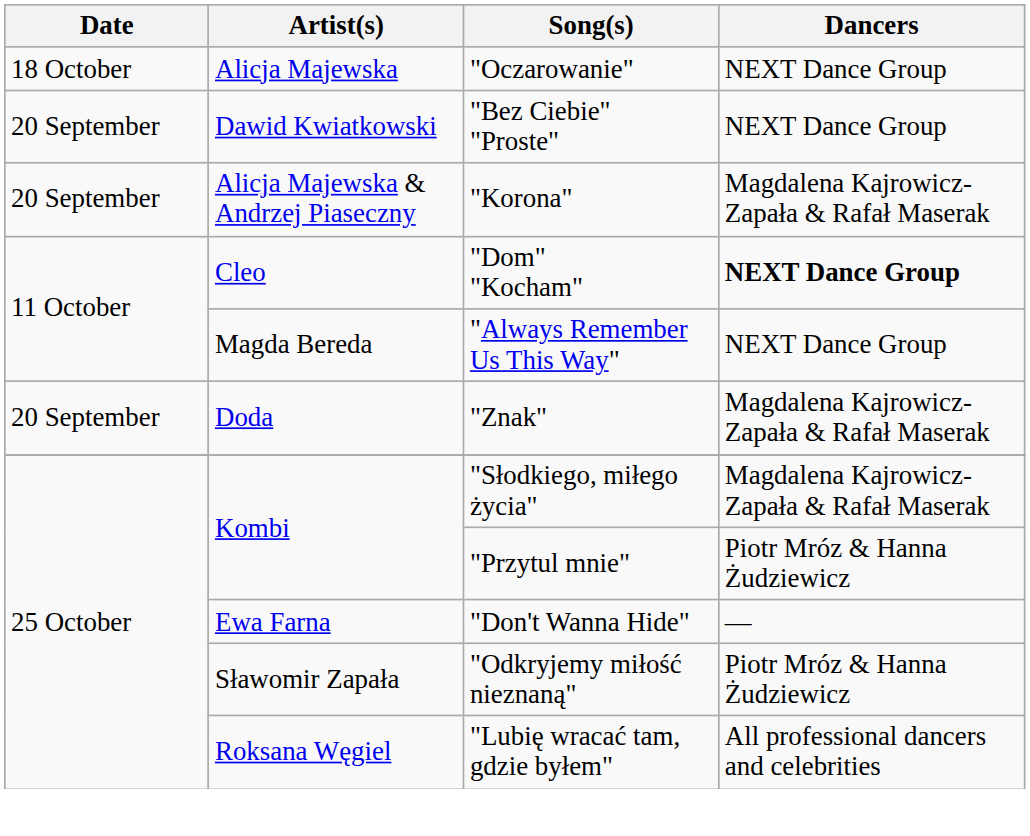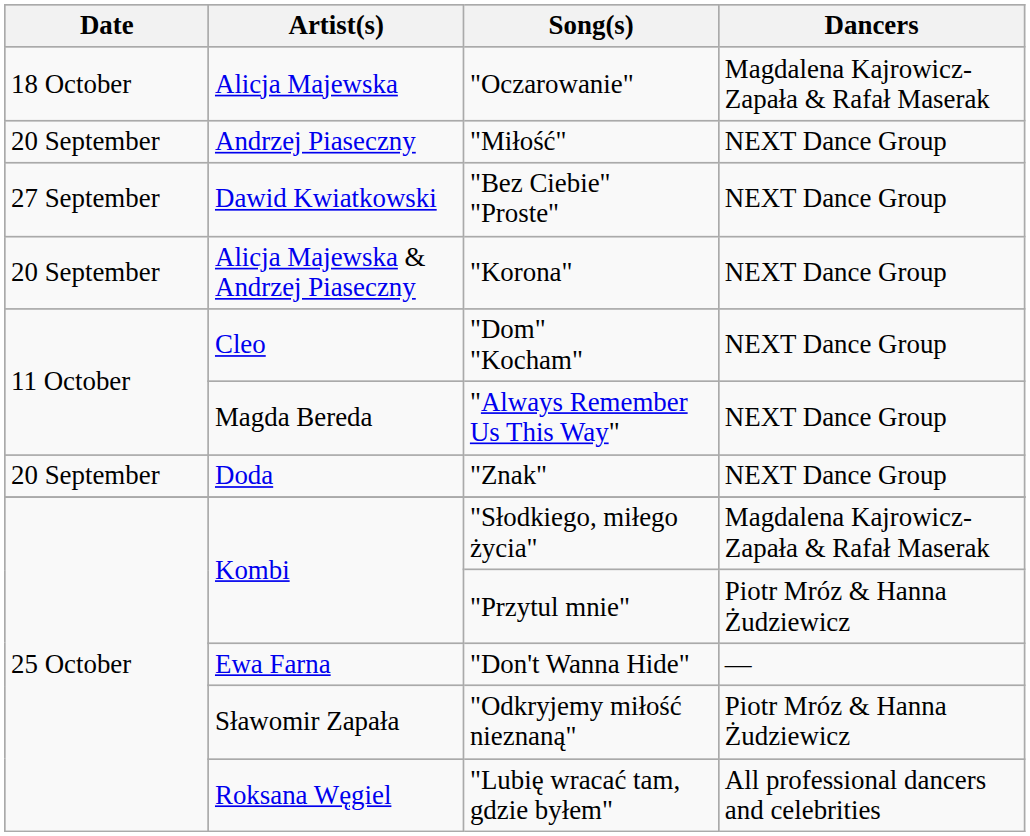(836, 68) NEXT Dance Group -> (857, 83) Magdalena Kajrowicz-Zapała & Rafał Maserak
+ row: (518, 141)
(85, 126) 20 September -> (85, 199) 27 September
(857, 199) Magdalena Kajrowicz-Zapała & Rafał Maserak -> (836, 271) NEXT Dance Group
(842, 271) bold -> (836, 344) normal
(857, 417) Magdalena Kajrowicz-Zapała & Rafał Maserak -> (836, 475) NEXT Dance Group
